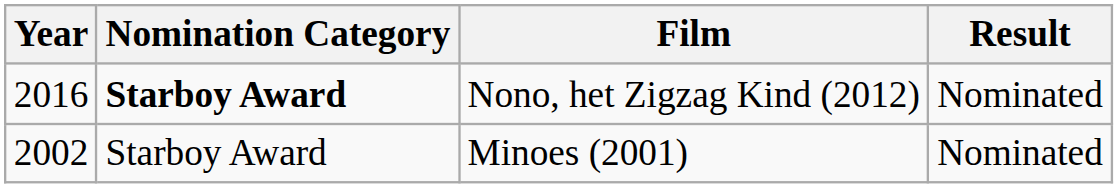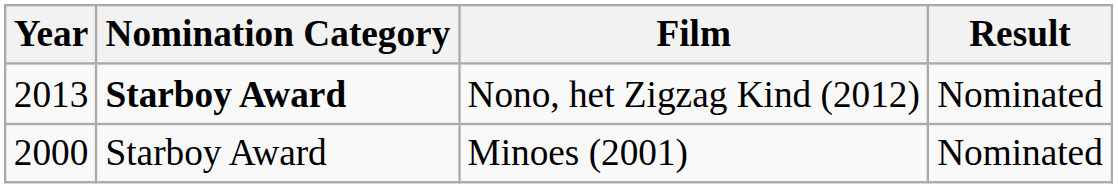(51, 93) 2016 -> (51, 93) 2013
(51, 152) 2002 -> (51, 152) 2000
